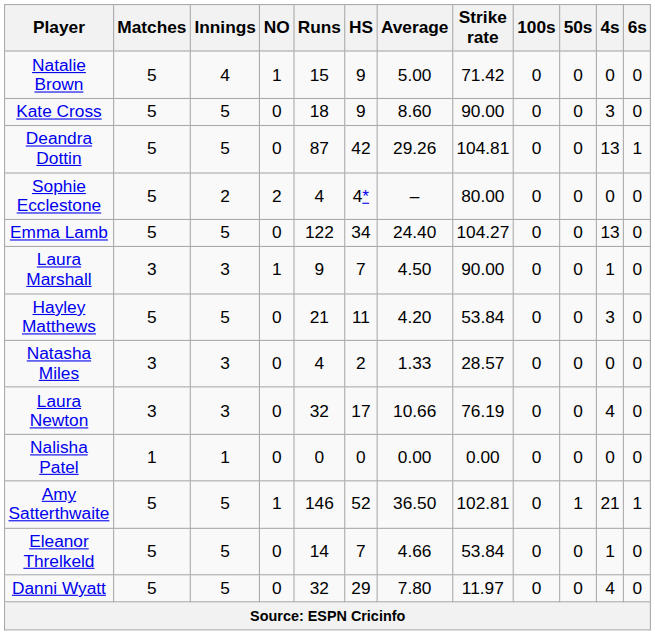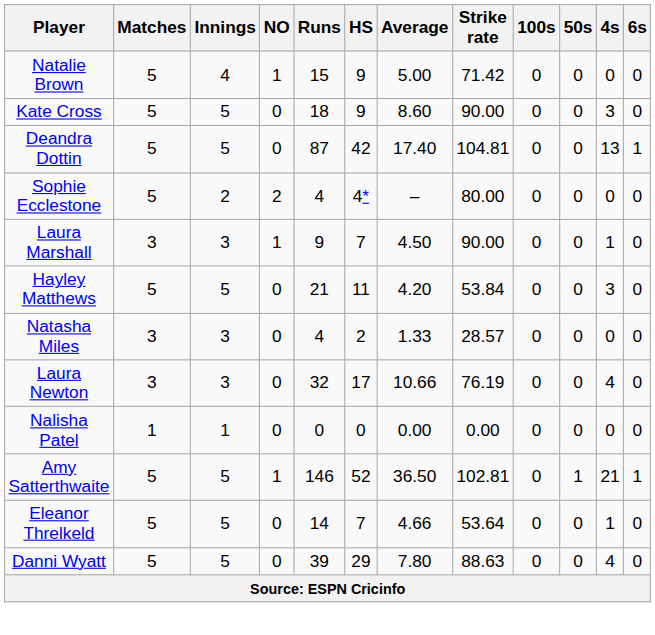(415, 149) 29.26 -> (415, 149) 17.40
- row: (59, 232)
(483, 551) 53.84 -> (483, 523) 53.64
(319, 588) 32 -> (319, 560) 39
(483, 588) 11.97 -> (483, 560) 88.63
